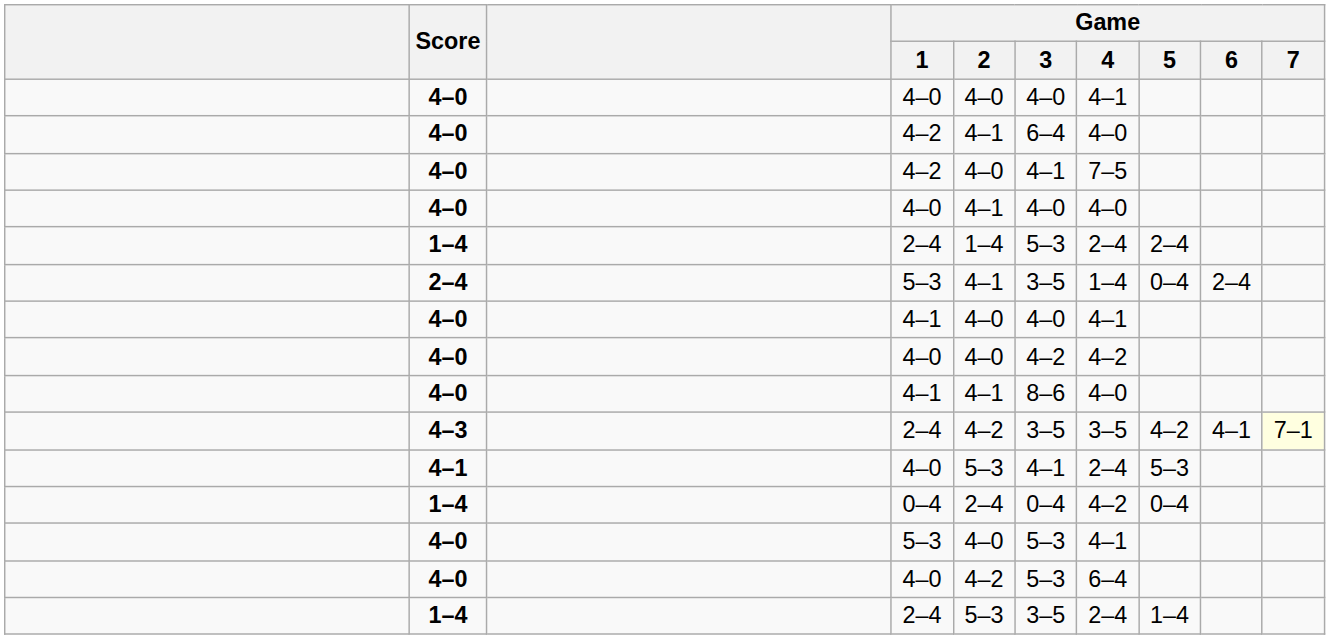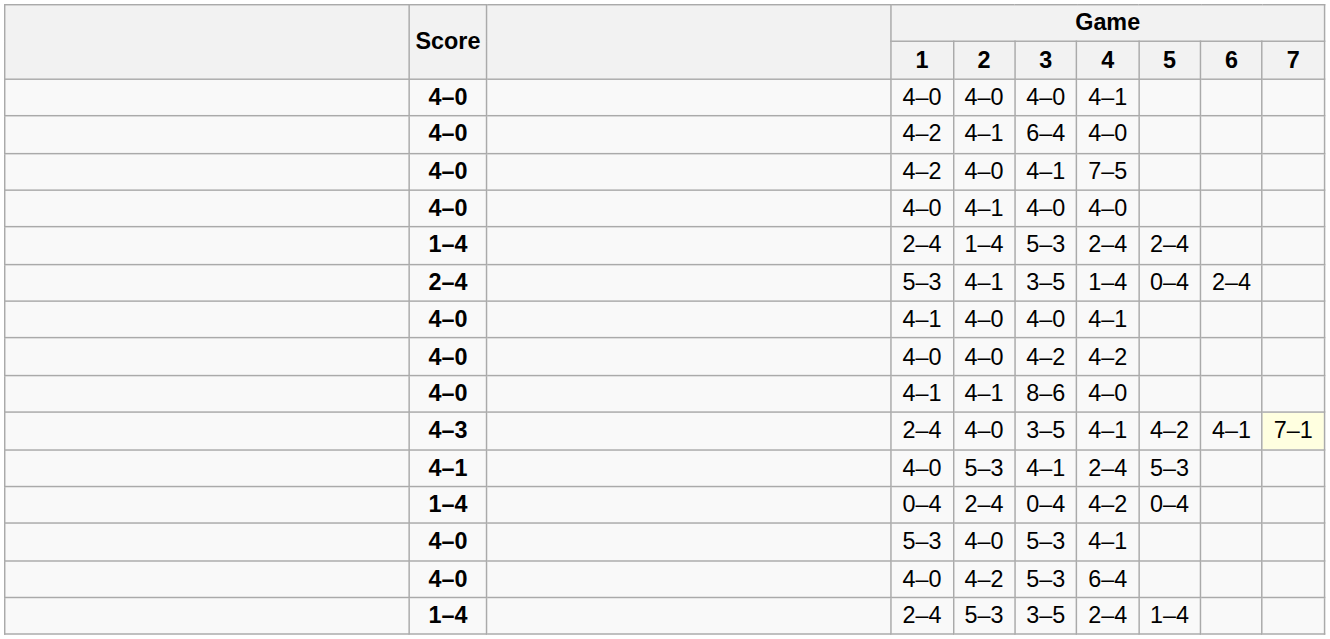(984, 430) 4–2 -> (984, 430) 4–0
(1108, 430) 3–5 -> (1108, 430) 4–1
